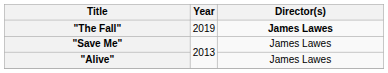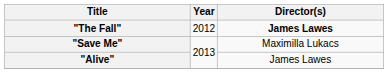(204, 28) 2019 -> (204, 28) 2012
(300, 44) James Lawes -> (300, 44) Maximilla Lukacs
